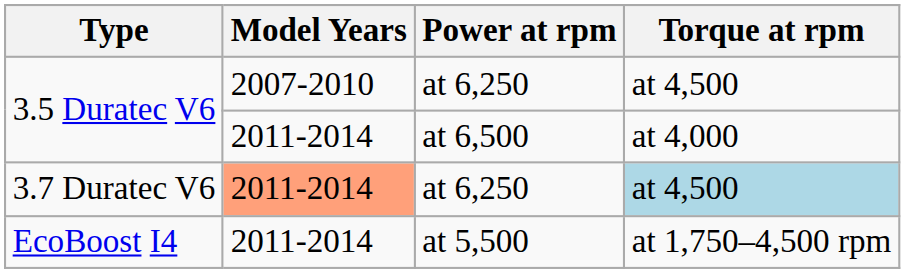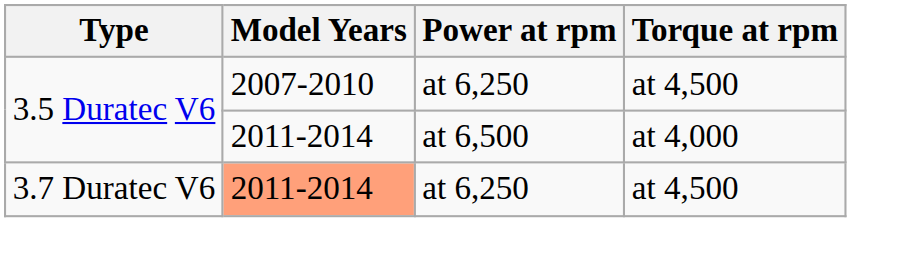(685, 188) lightblue background -> (685, 188) no background
- row: (95, 240)
